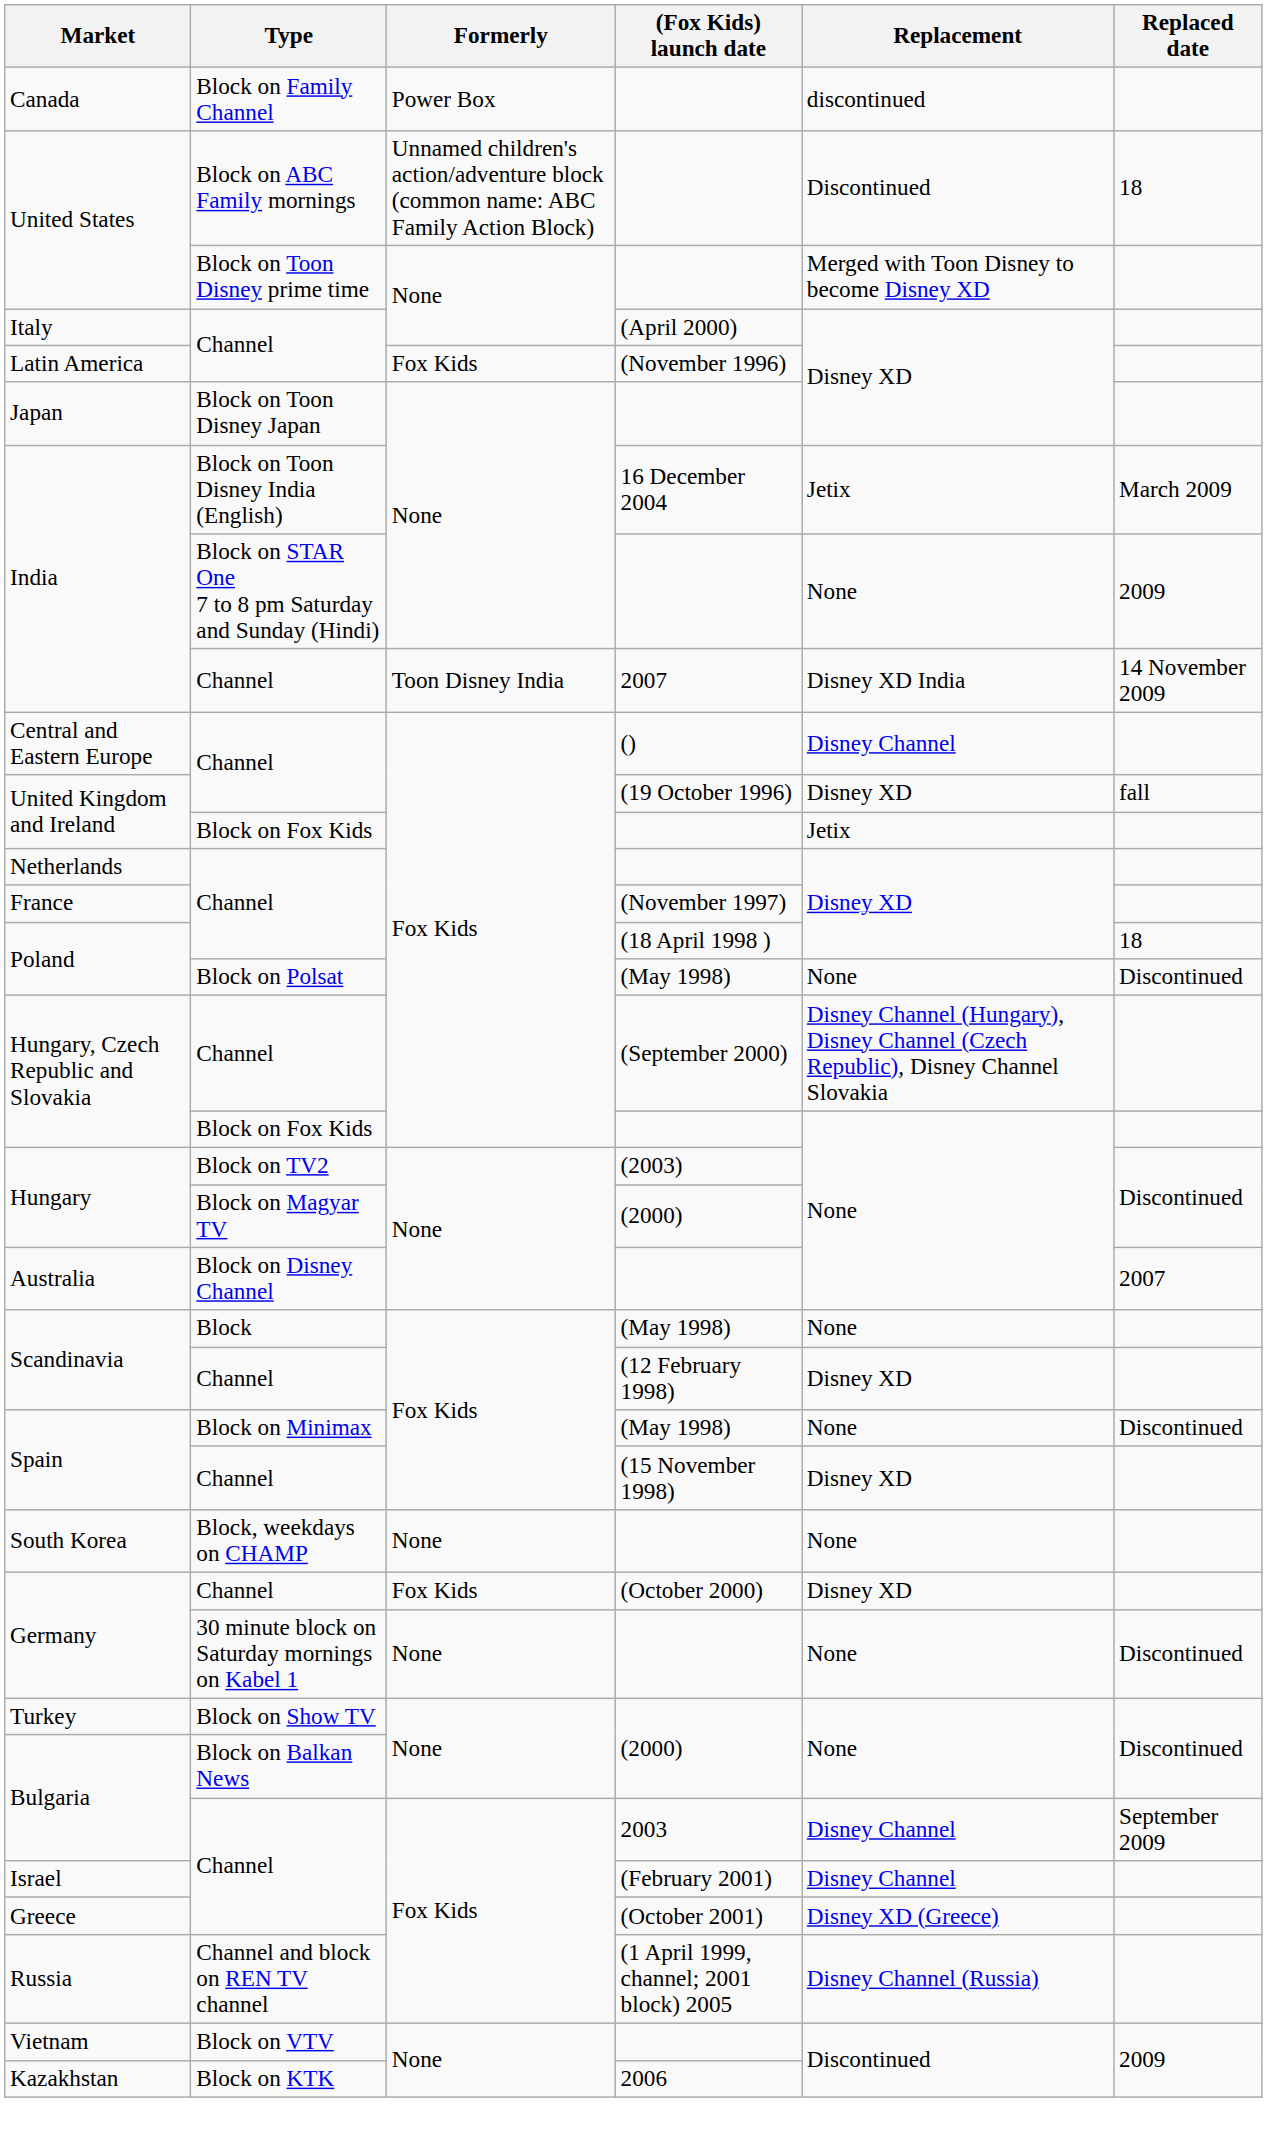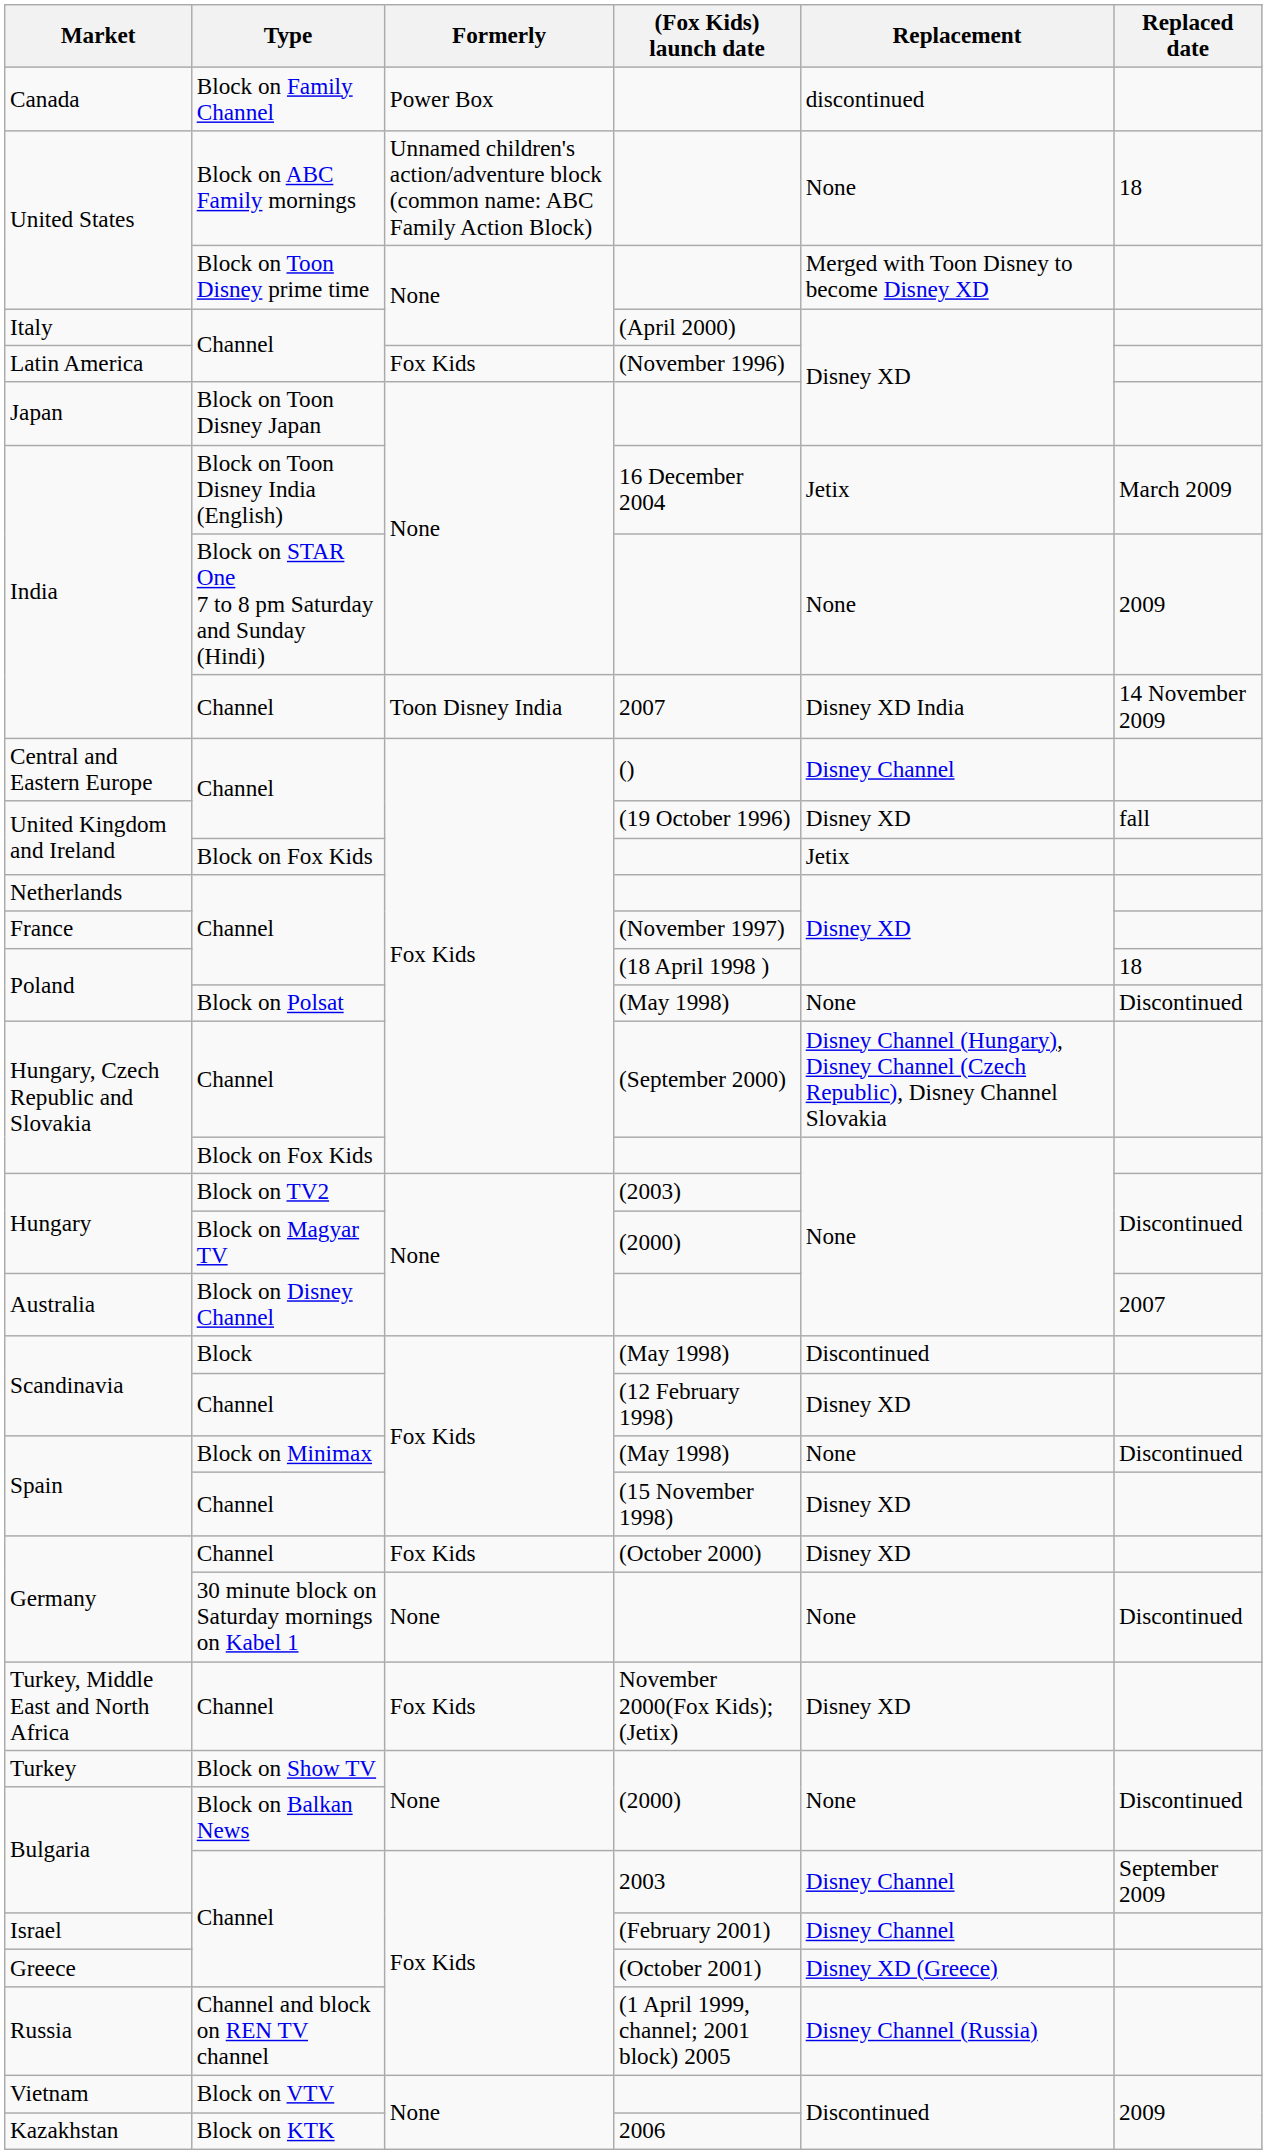(869, 187) Discontinued -> (831, 187) None
(832, 1328) None -> (868, 1354) Discontinued
- row: (68, 1540)
+ row: (82, 1705)
